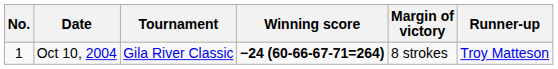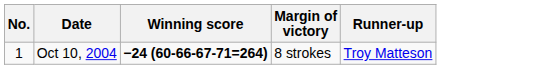- column: (178, 24)
